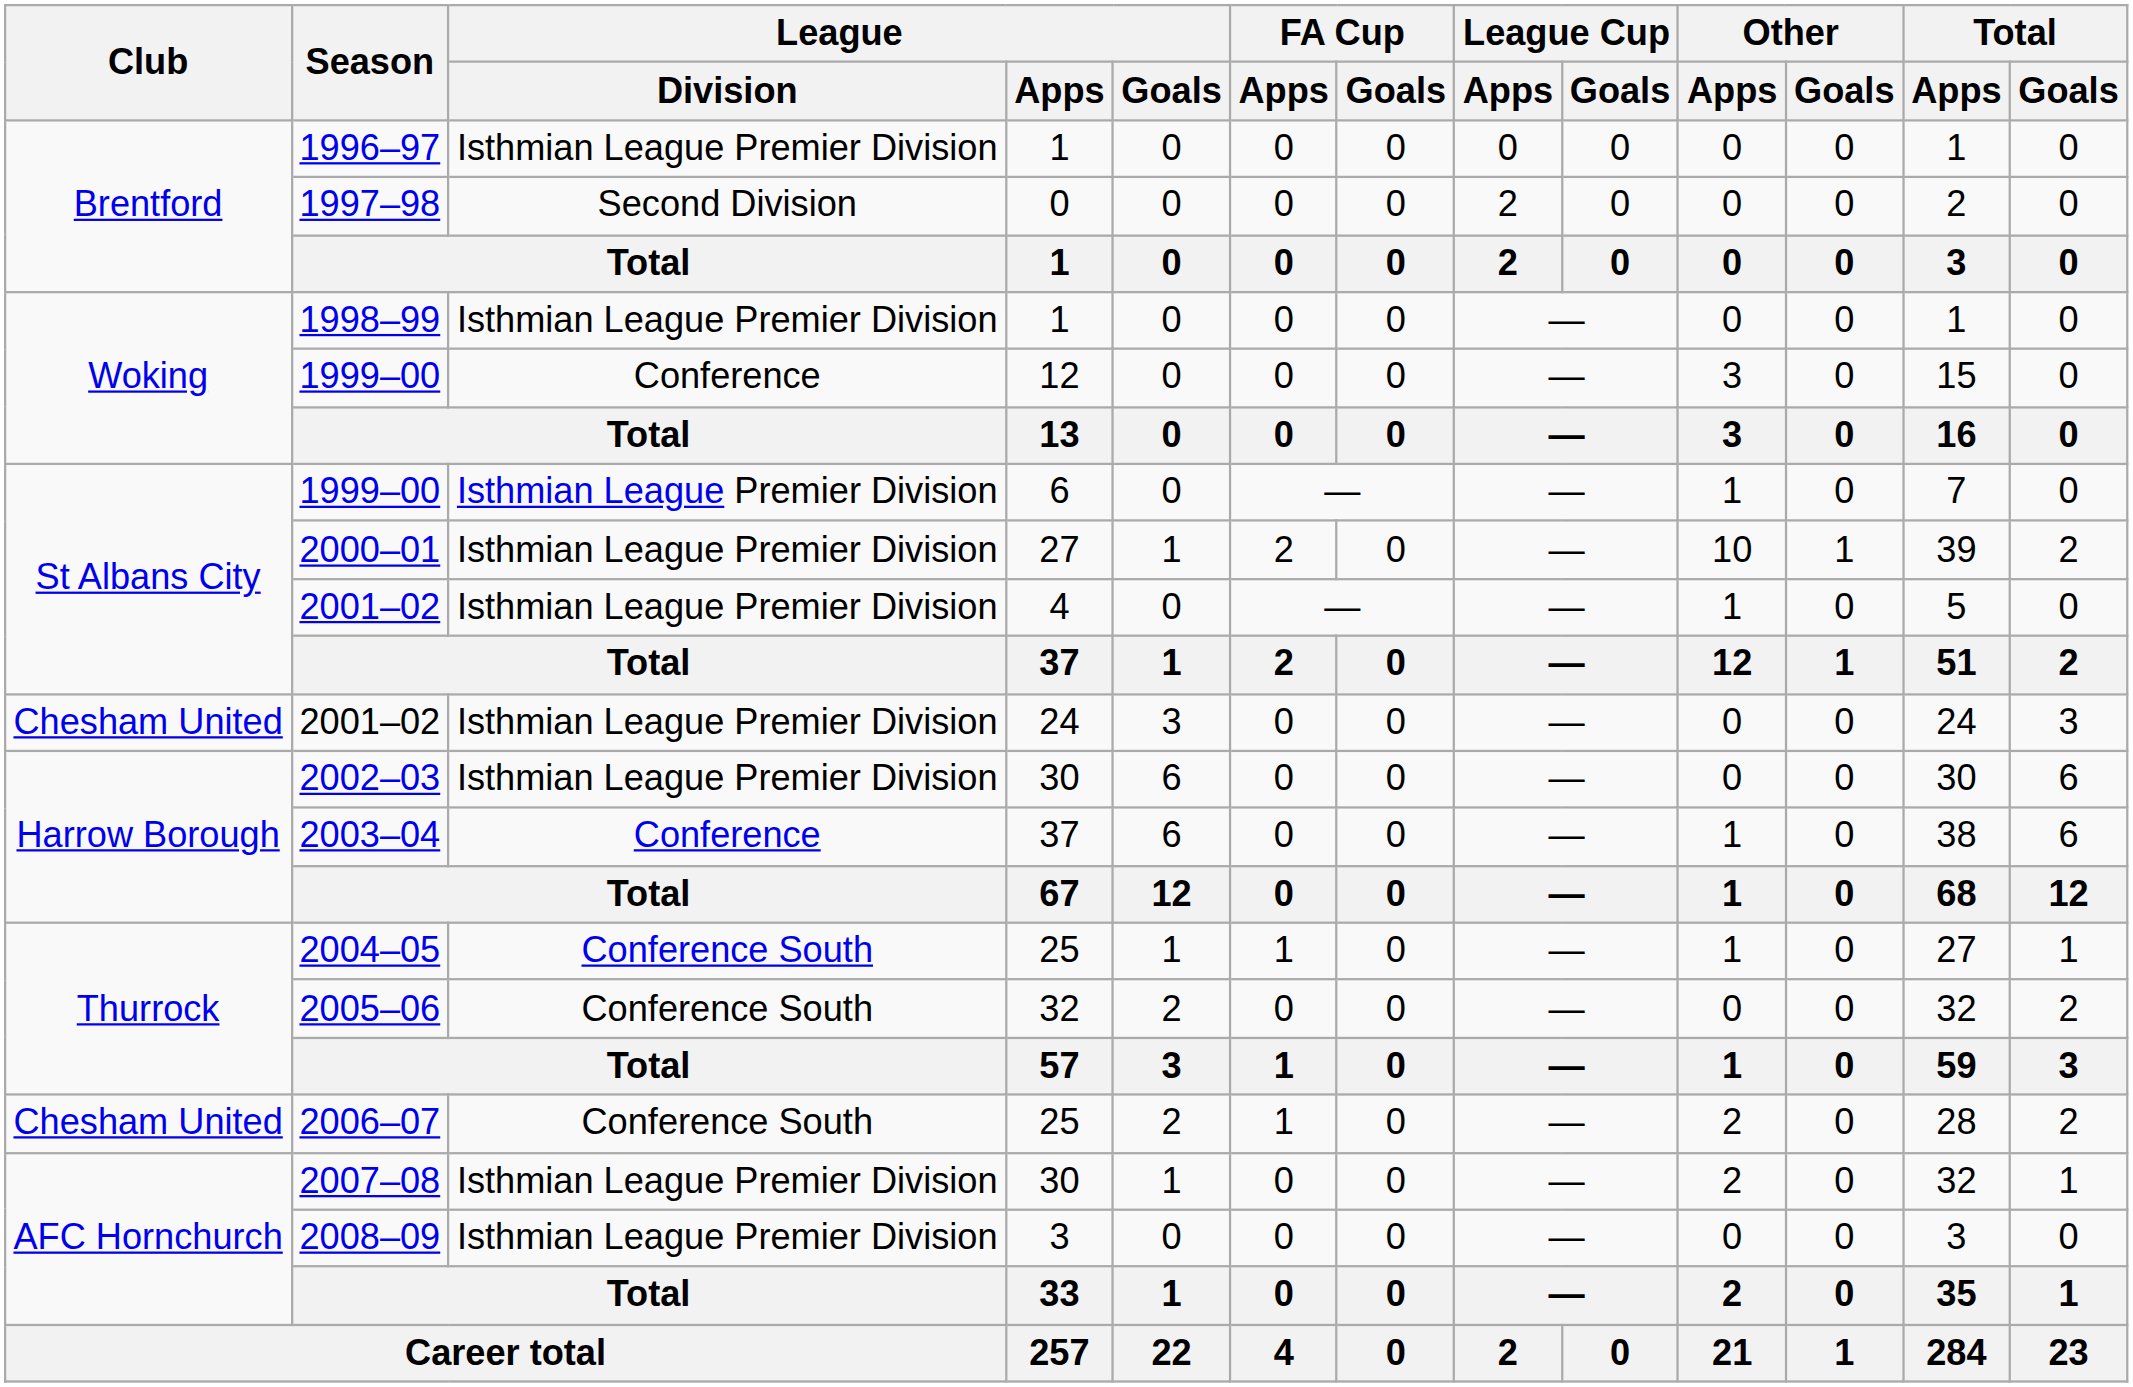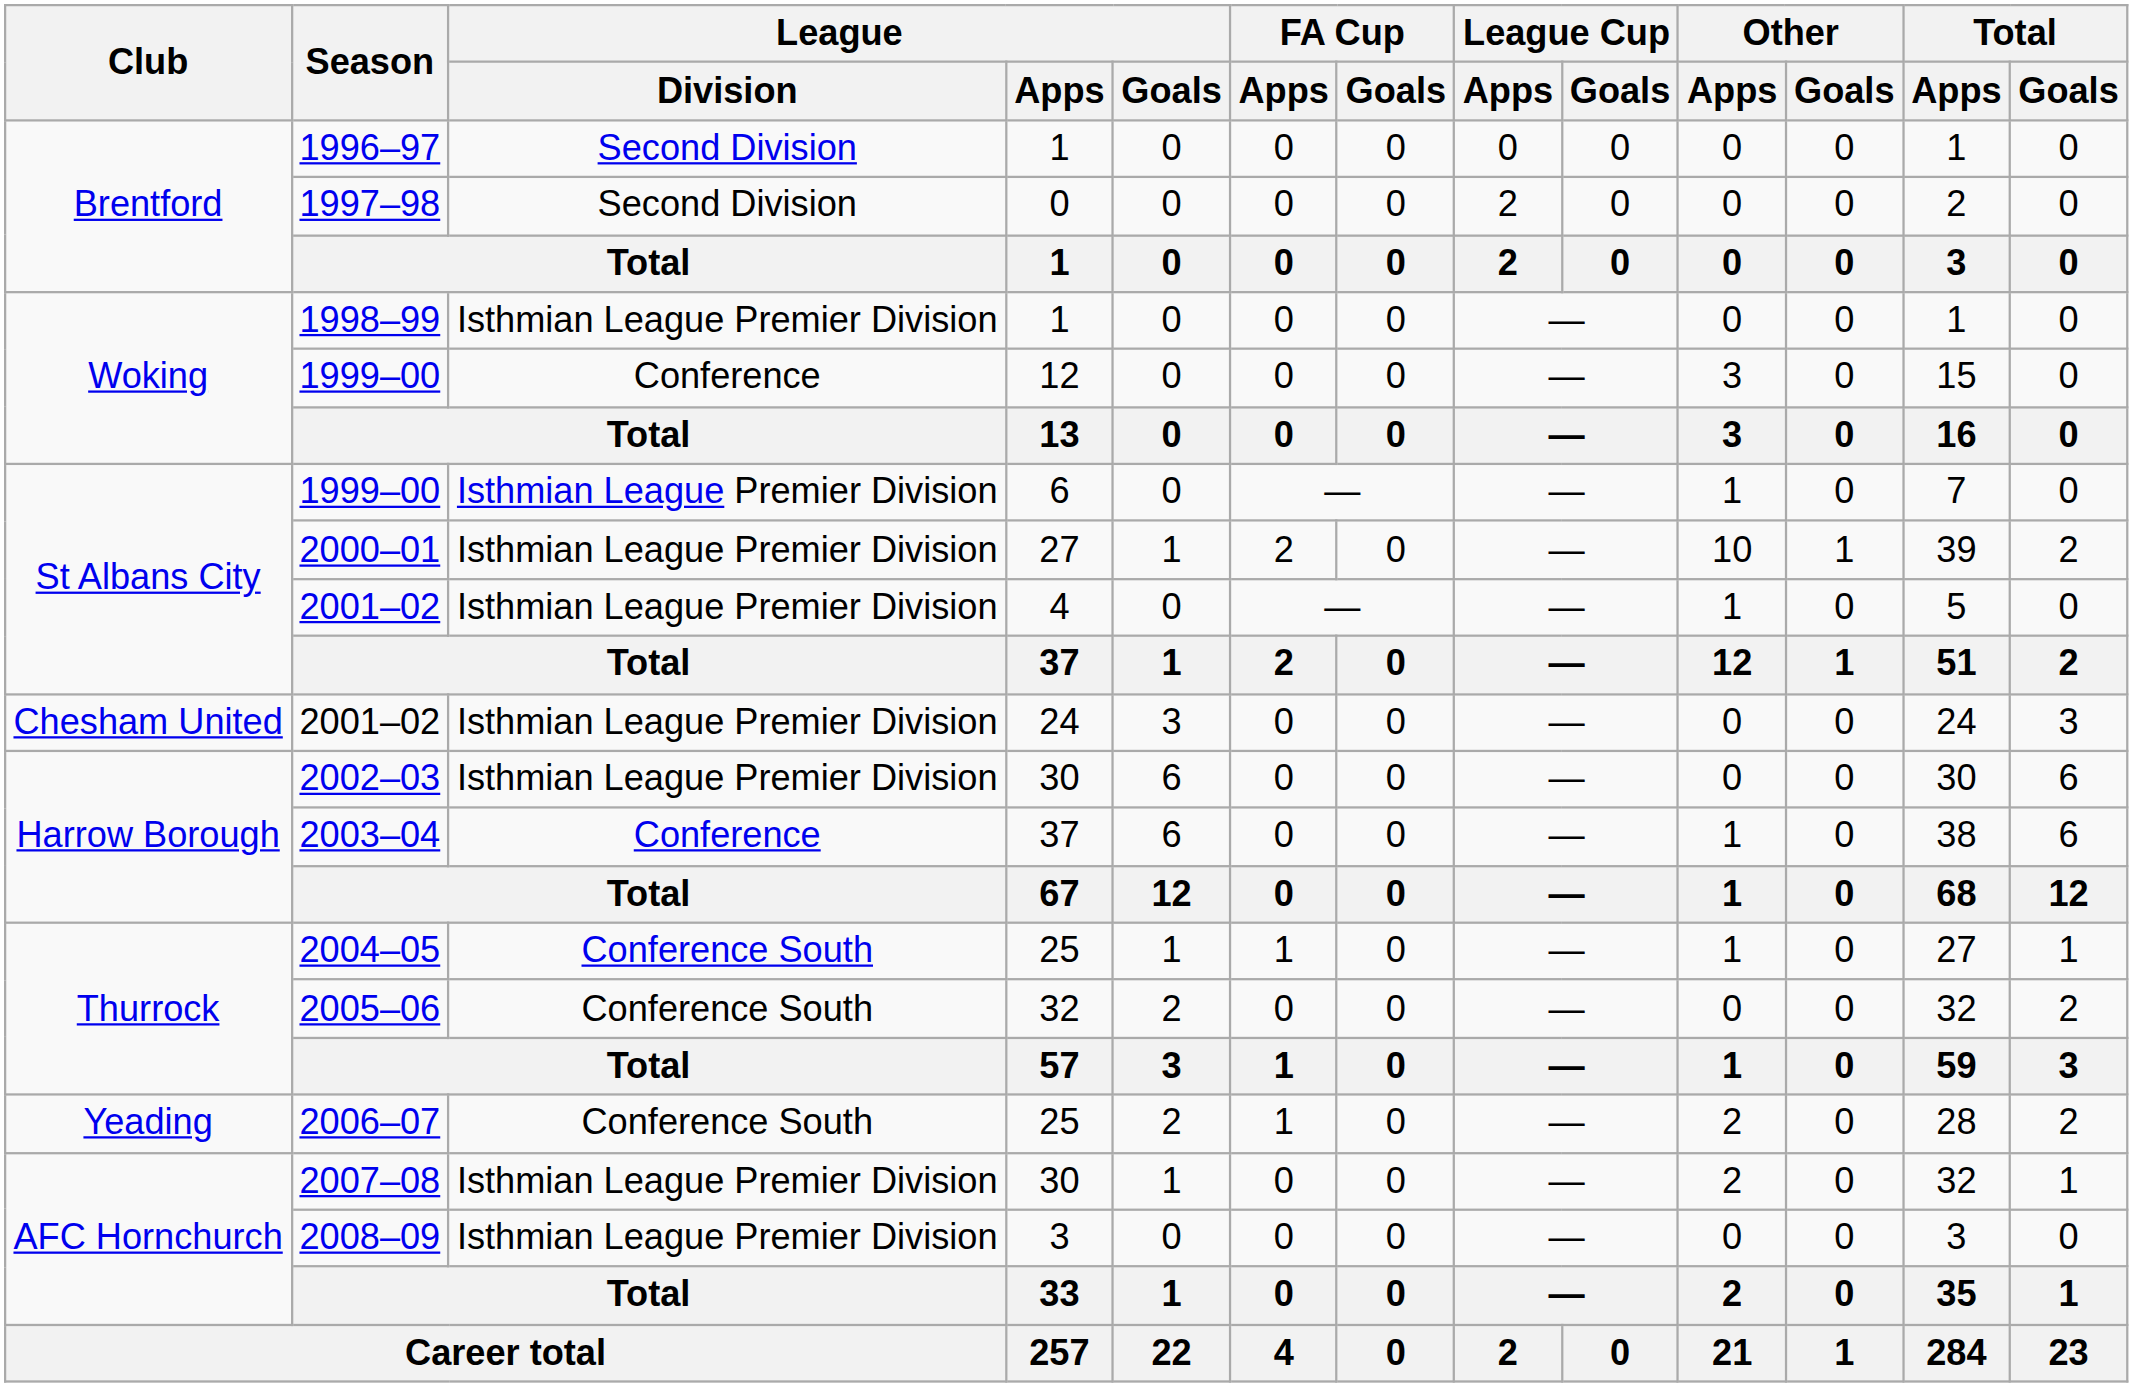(727, 147) Isthmian League Premier Division -> (727, 147) Second Division
(148, 1122) Chesham United -> (148, 1122) Yeading
